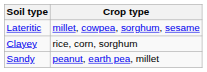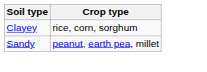- row: (24, 28)
